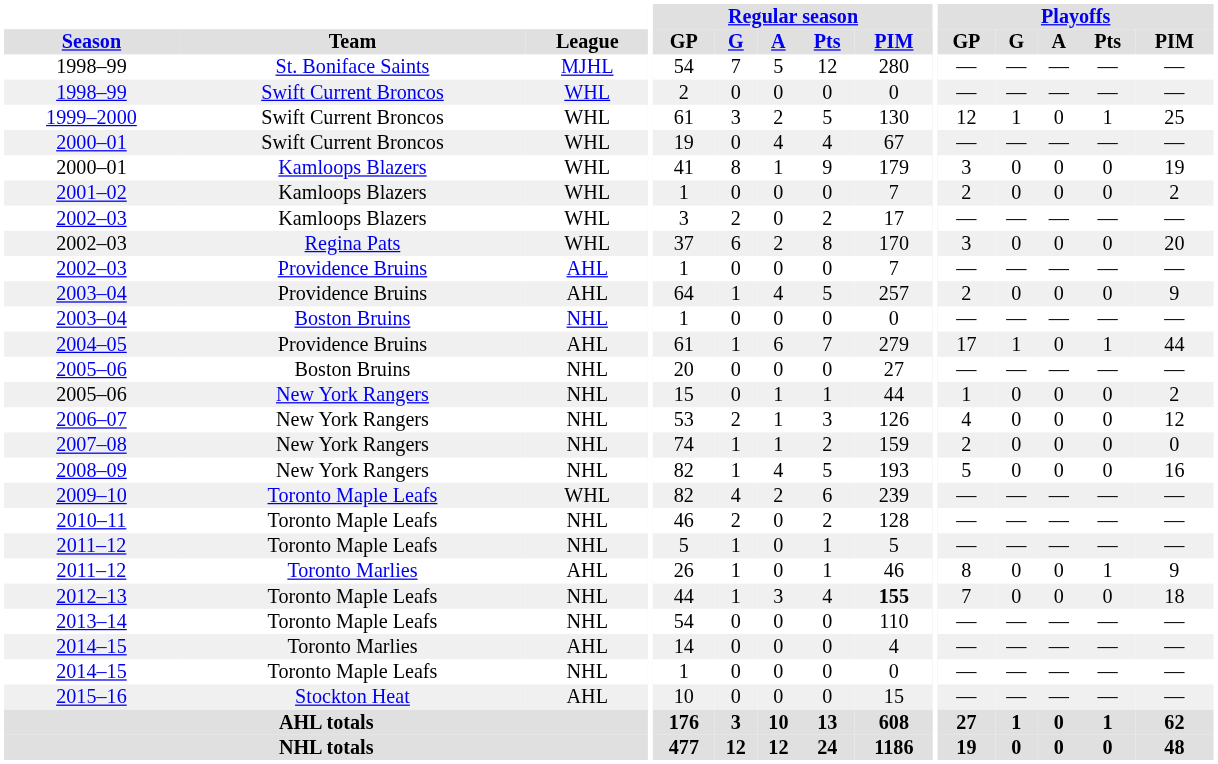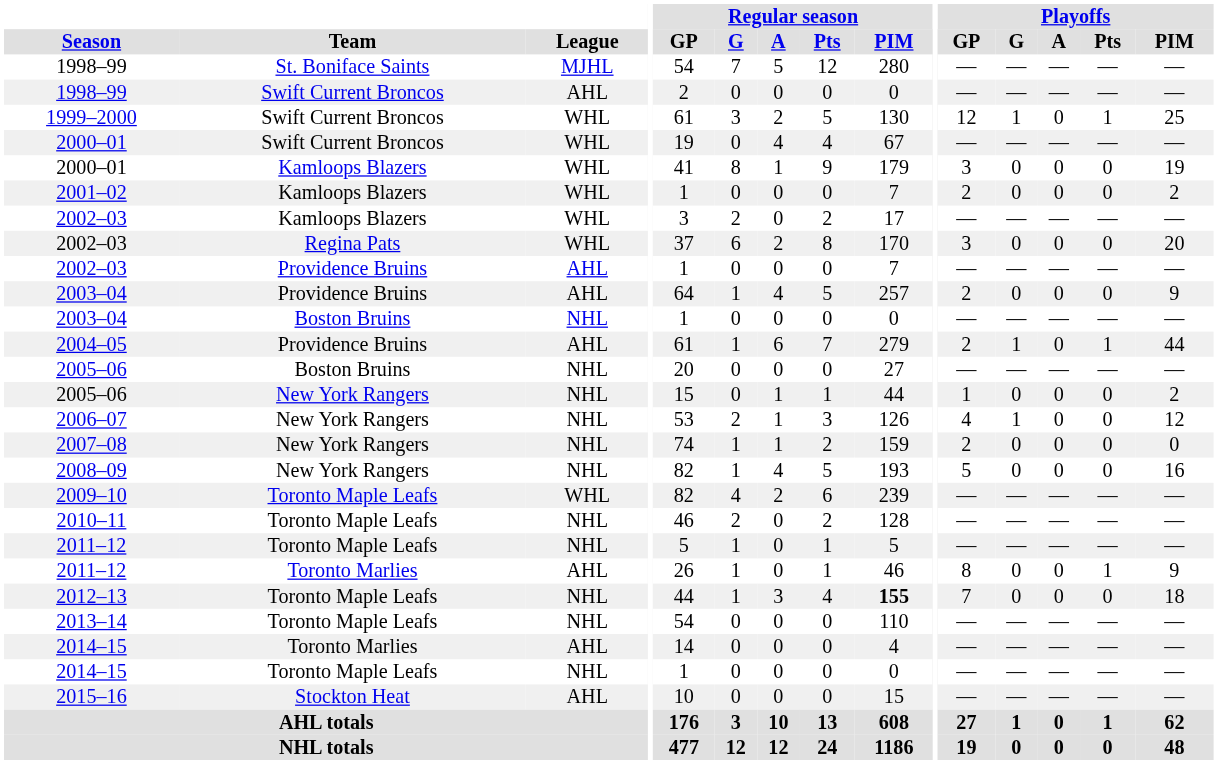(587, 92) WHL -> (587, 92) AHL
(966, 344) 17 -> (966, 344) 2
(1016, 419) 0 -> (1016, 419) 1
